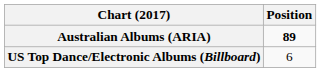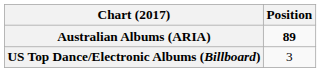(289, 57) 6 -> (289, 57) 3
